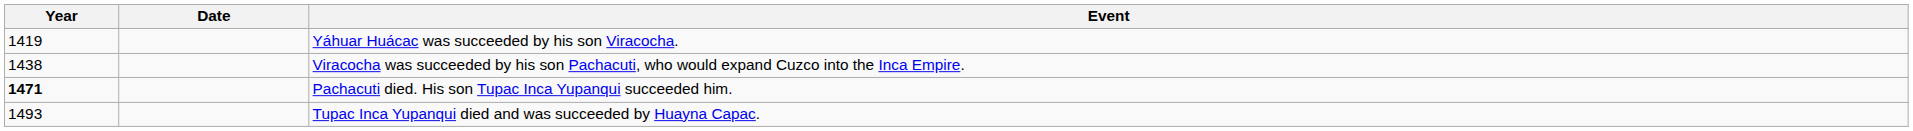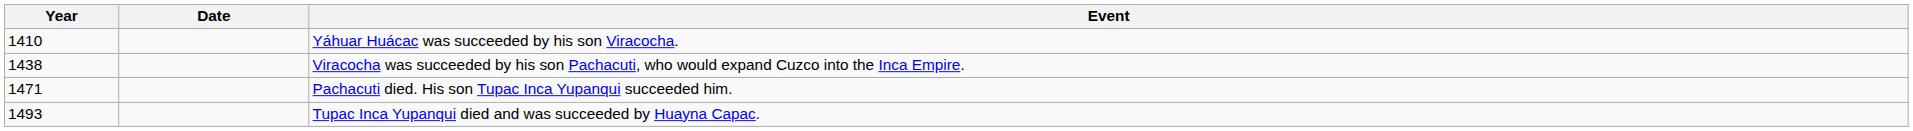(25, 41) 1419 -> (25, 41) 1410
(25, 89) bold -> (25, 89) normal
